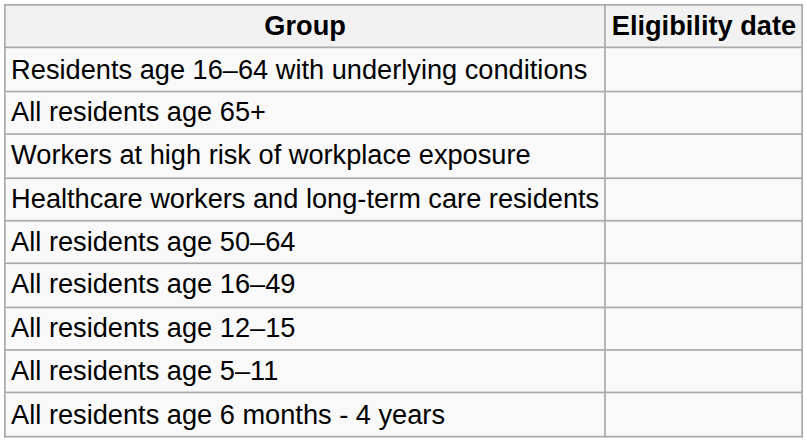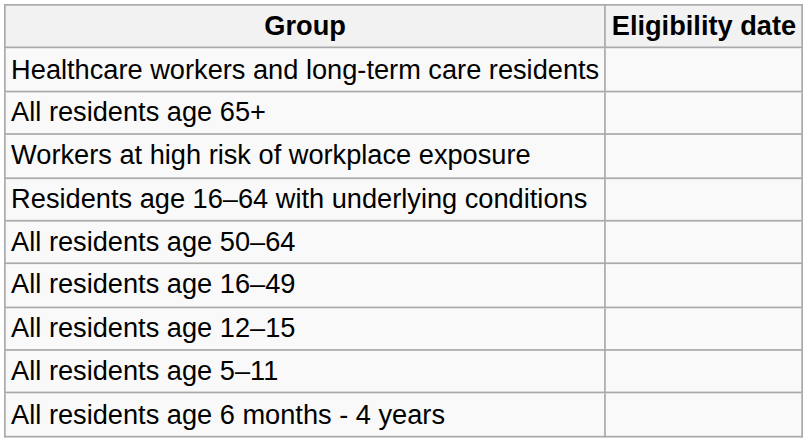rows swapped: (305, 198) <-> (299, 69)
